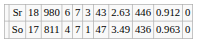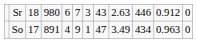(52, 30) 811 -> (52, 30) 891
(78, 30) 7 -> (78, 30) 9
(143, 30) 436 -> (143, 30) 434
